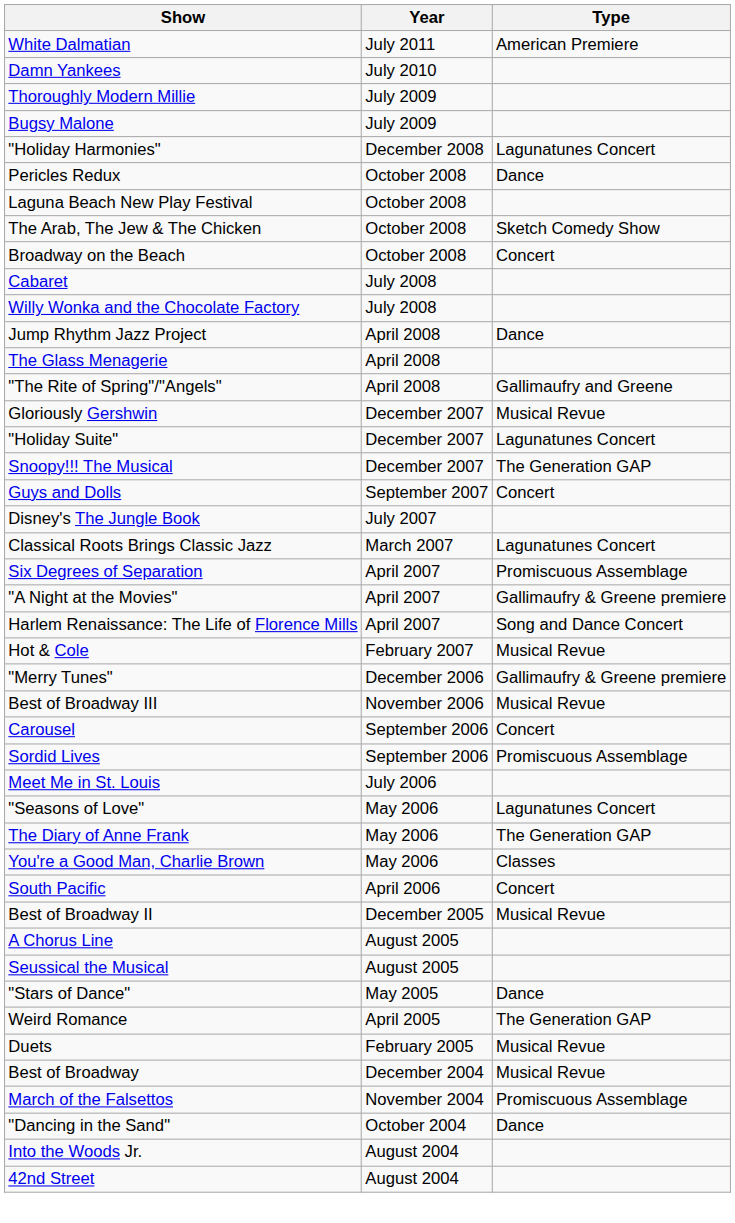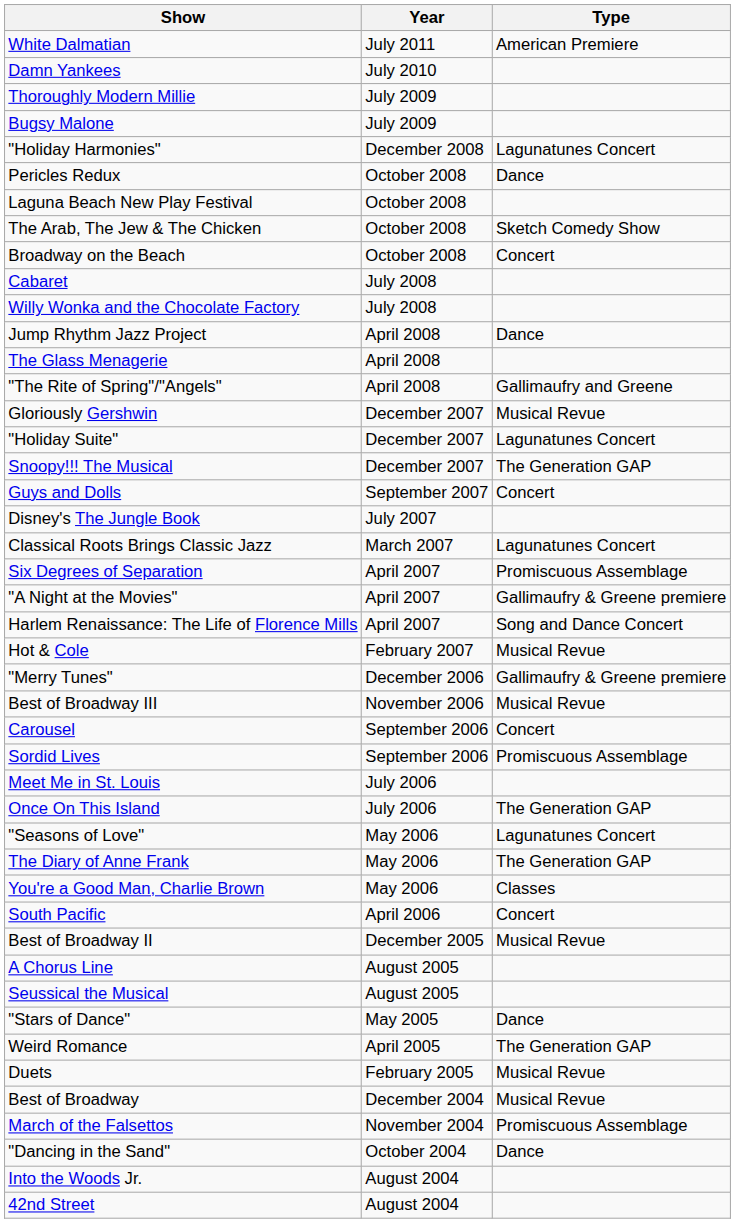+ row: (84, 809)
